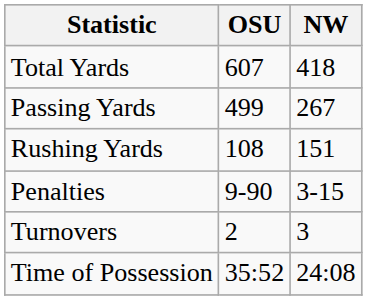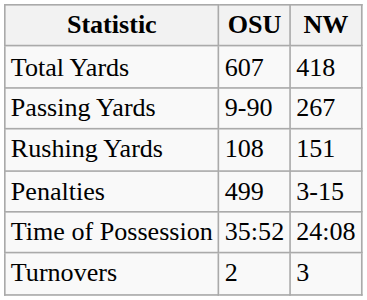(244, 107) 499 -> (249, 107) 9-90
(249, 190) 9-90 -> (244, 190) 499
rows swapped: (64, 231) <-> (112, 273)
